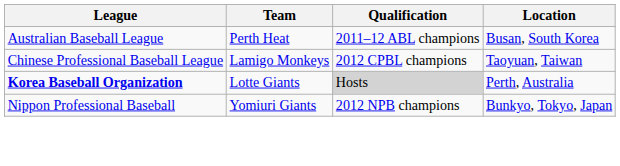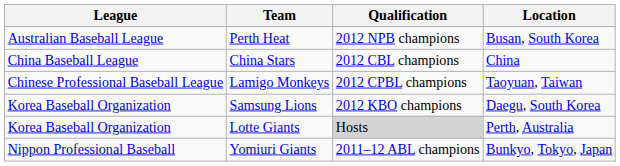(408, 37) 2011–12 ABL champions -> (398, 37) 2012 NPB champions
+ row: (262, 60)
+ row: (273, 104)
(95, 82) bold -> (89, 127) normal
(398, 104) 2012 NPB champions -> (408, 149) 2011–12 ABL champions
